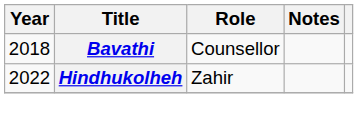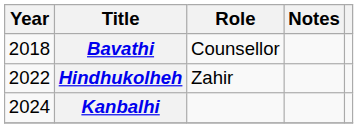+ row: (121, 107)
